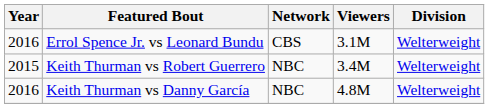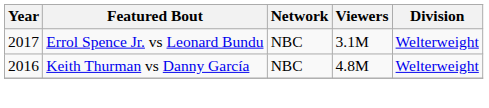(24, 41) 2016 -> (24, 41) 2017
(287, 41) CBS -> (287, 41) NBC
- row: (156, 66)
